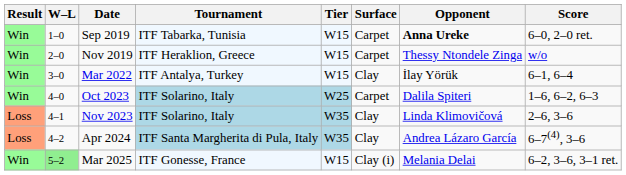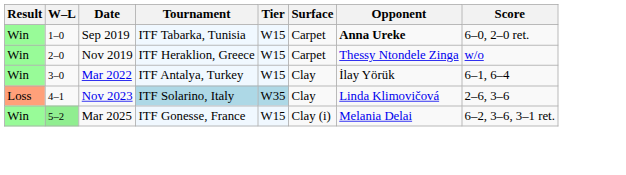- row: (105, 95)
- row: (106, 138)
